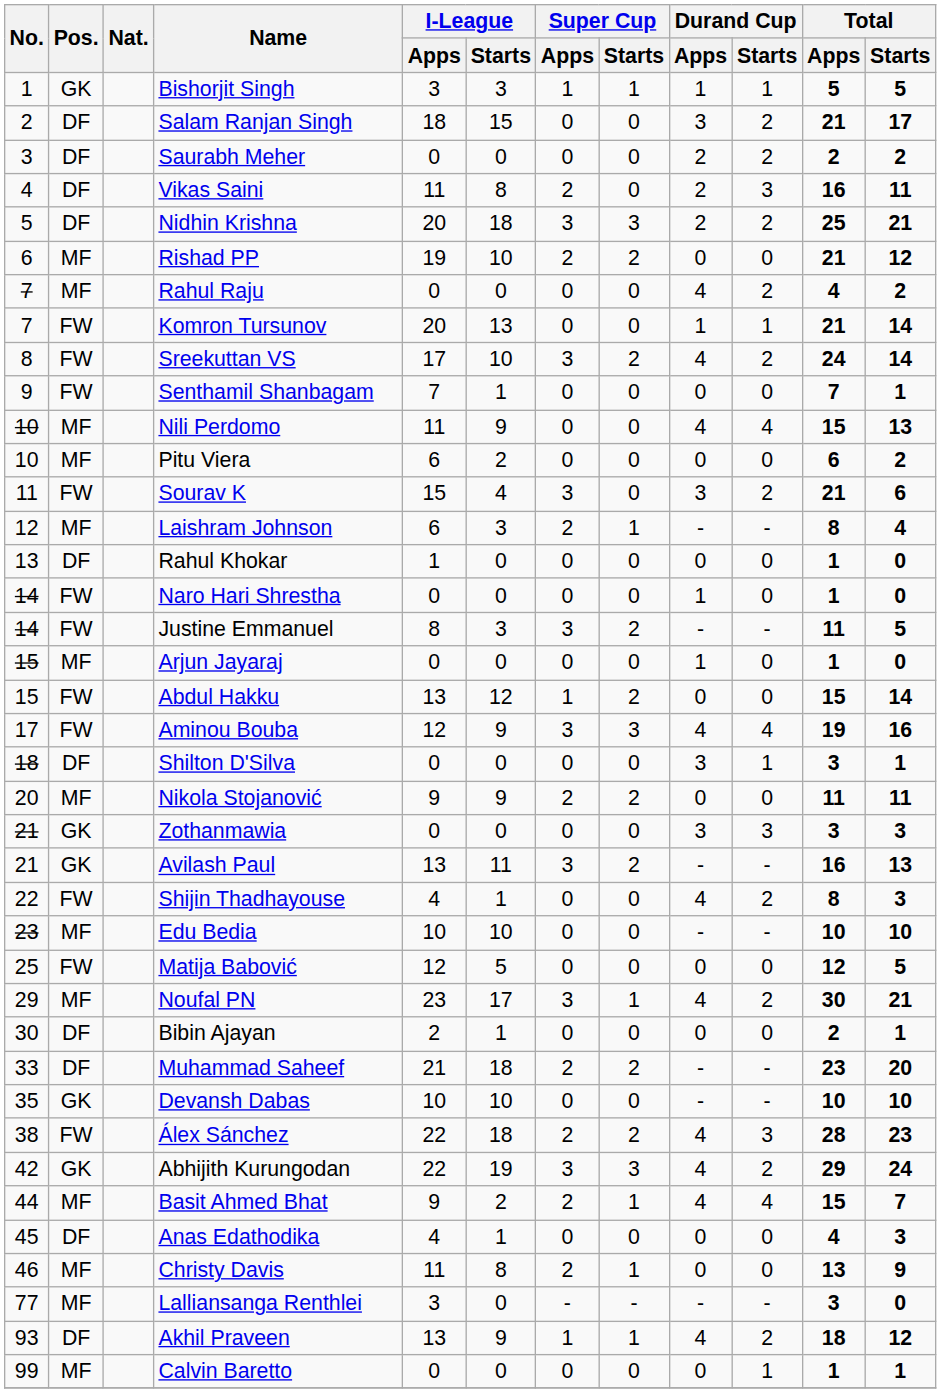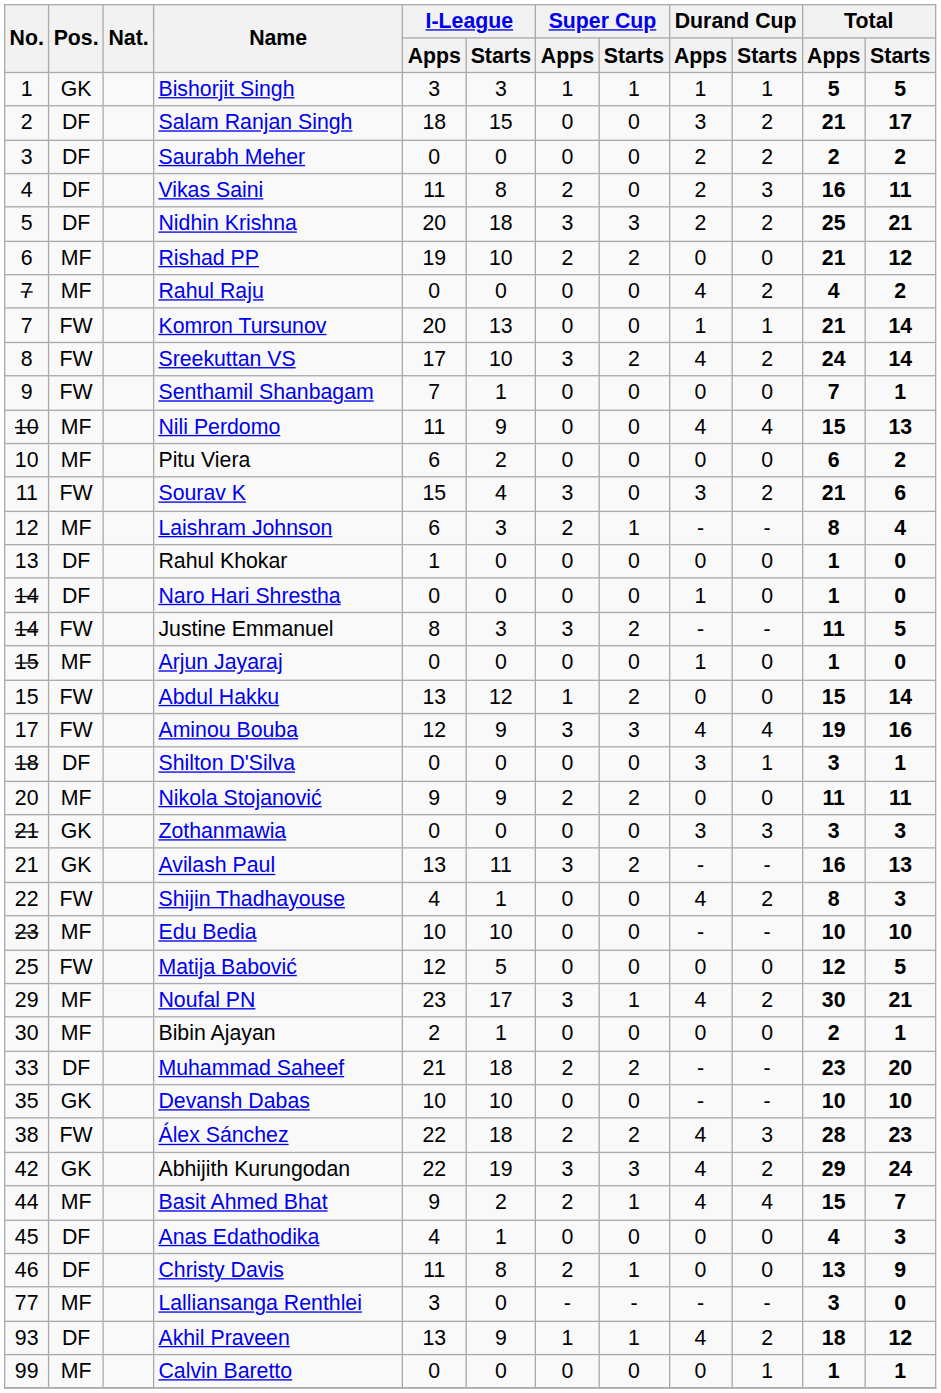(76, 595) FW -> (76, 595) DF
(76, 1033) DF -> (76, 1033) MF
(76, 1270) MF -> (76, 1270) DF
